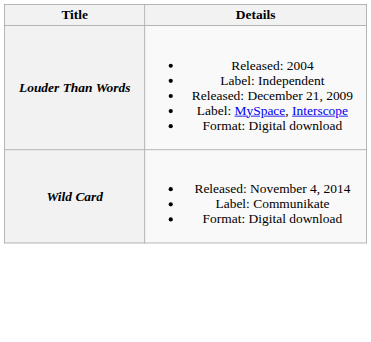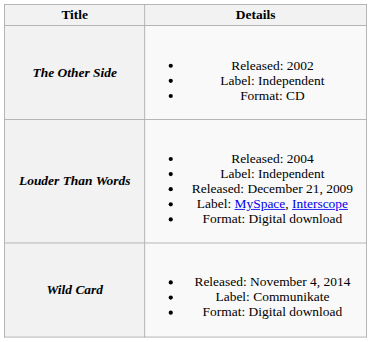+ row: (75, 72)
